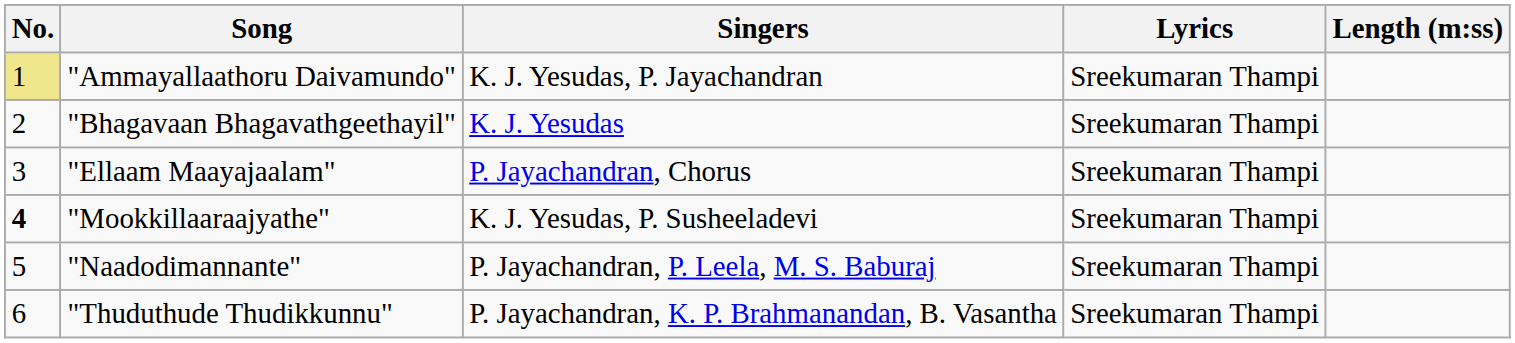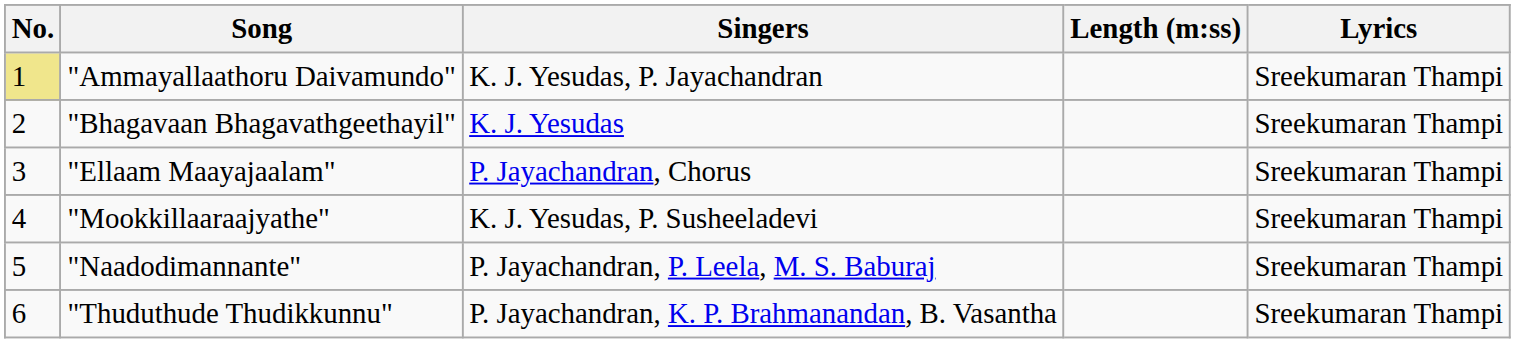columns swapped: (1195, 28) <-> (1418, 28)
(19, 218) bold -> (19, 218) normal
